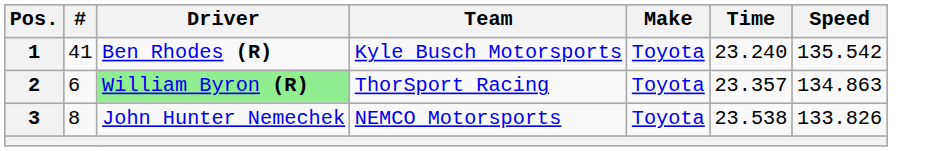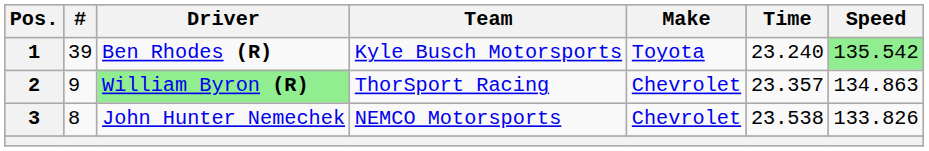(80, 54) 41 -> (80, 54) 39
(840, 54) no background -> (876, 54) lightgreen background
(74, 87) 6 -> (74, 87) 9
(668, 87) Toyota -> (686, 87) Chevrolet
(668, 120) Toyota -> (686, 120) Chevrolet
